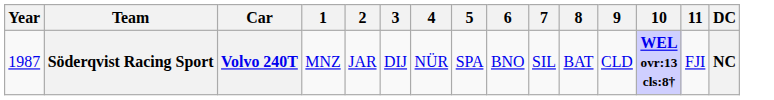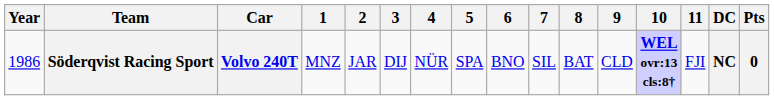+ column: (754, 17)
(24, 62) 1987 -> (24, 62) 1986
